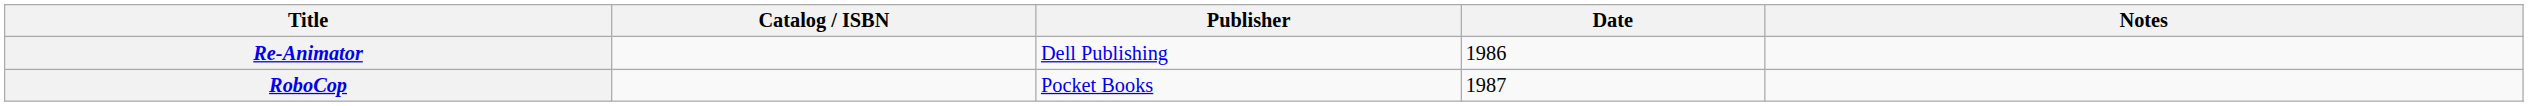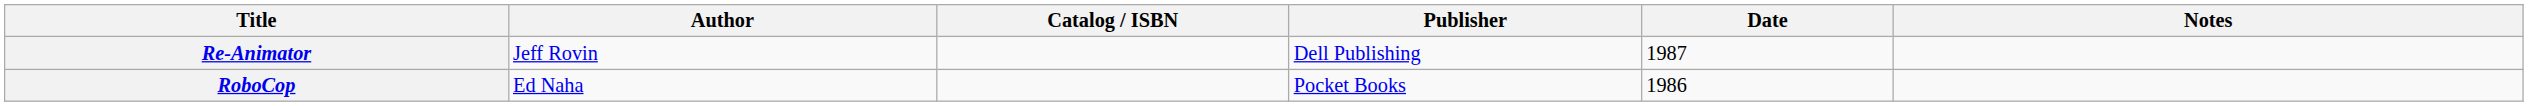+ column: (722, 20)
(1486, 52) 1986 -> (1667, 52) 1987
(1486, 85) 1987 -> (1667, 85) 1986
